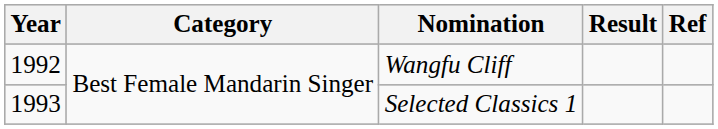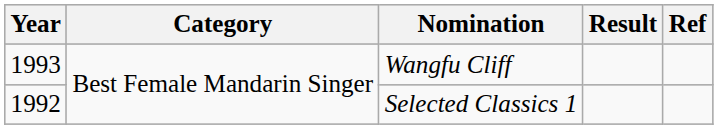(36, 64) 1992 -> (36, 64) 1993
(36, 104) 1993 -> (36, 104) 1992
